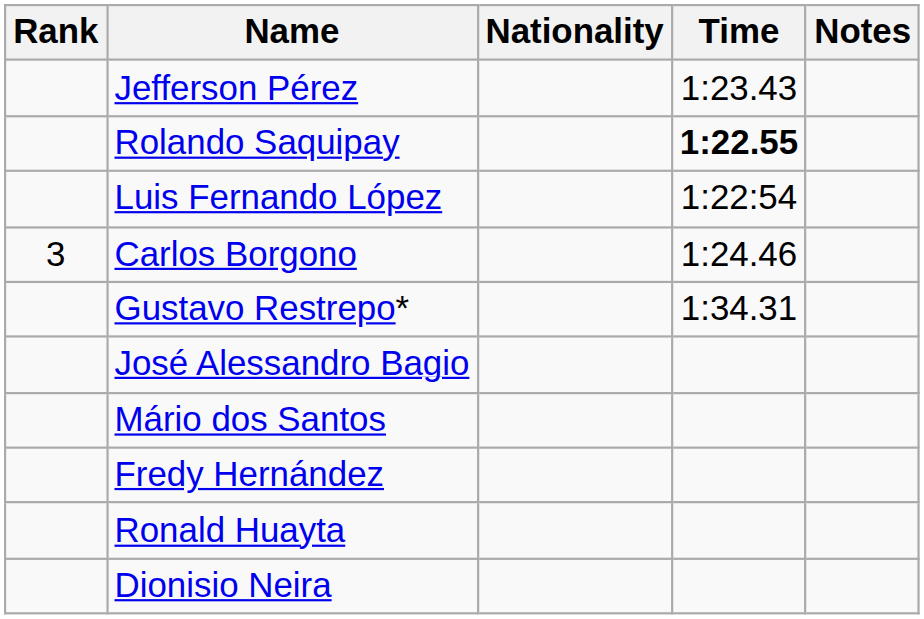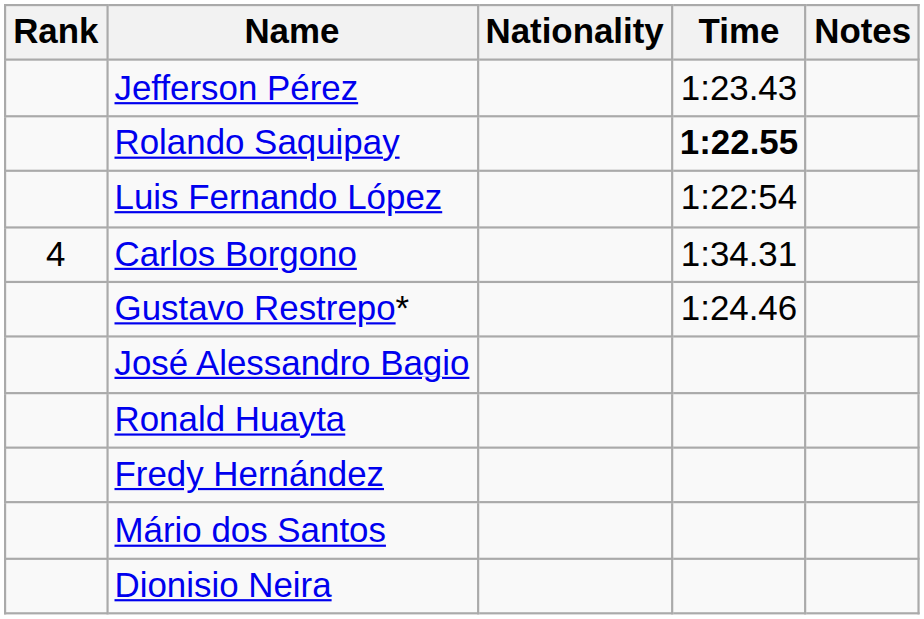(56, 253) 3 -> (56, 253) 4
(739, 253) 1:24.46 -> (739, 253) 1:34.31
(739, 308) 1:34.31 -> (739, 308) 1:24.46
rows swapped: (250, 419) <-> (230, 530)
